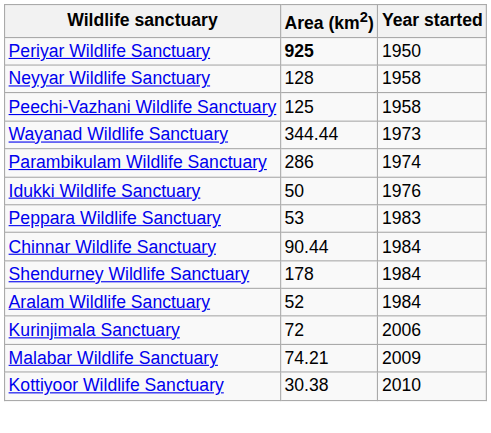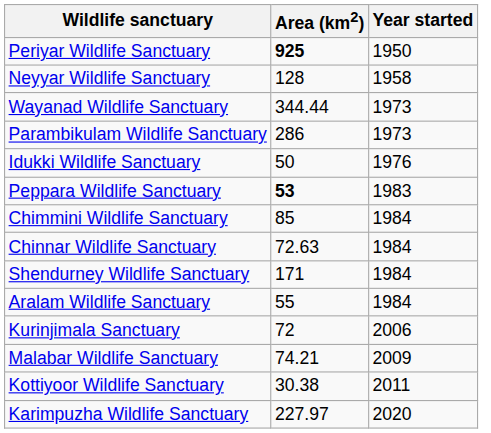- row: (142, 106)
(401, 162) 1974 -> (392, 134) 1973
(294, 218) normal -> (285, 190) bold
+ row: (118, 218)
(306, 246) 90.44 -> (297, 246) 72.63
(299, 274) 178 -> (290, 274) 171
(294, 302) 52 -> (285, 302) 55
(401, 386) 2010 -> (391, 386) 2011
+ row: (128, 413)
